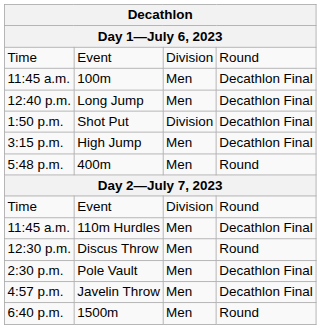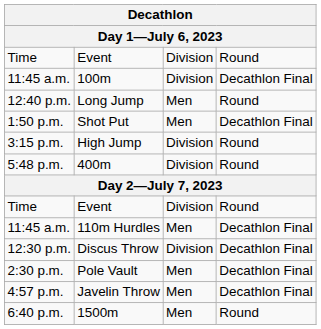(179, 79) Men -> (190, 79) Division
(266, 100) Decathlon Final -> (239, 100) Round
(190, 121) Division -> (179, 121) Men
(179, 143) Men -> (190, 143) Division
(266, 143) Decathlon Final -> (239, 143) Round
(179, 164) Men -> (190, 164) Division
(179, 249) Men -> (190, 249) Division
(239, 249) Round -> (266, 249) Decathlon Final
